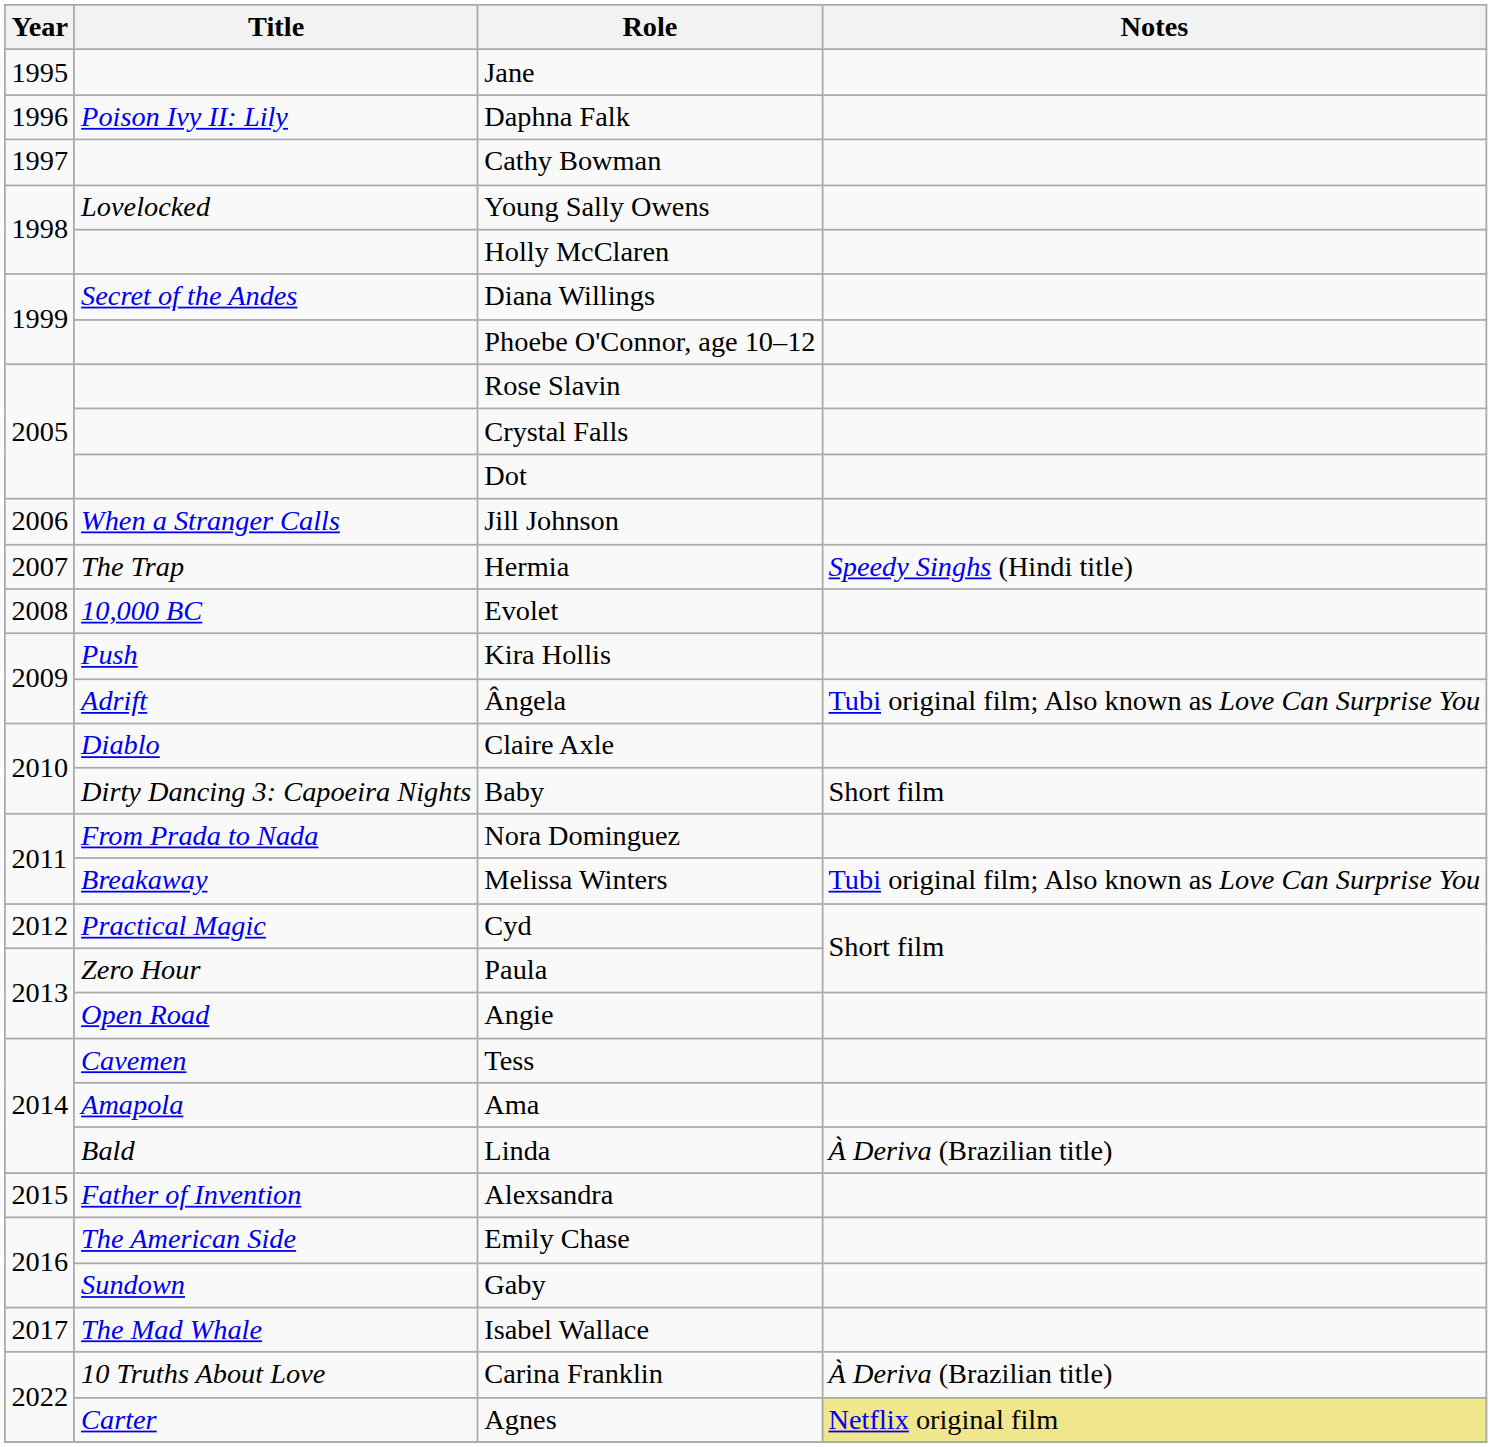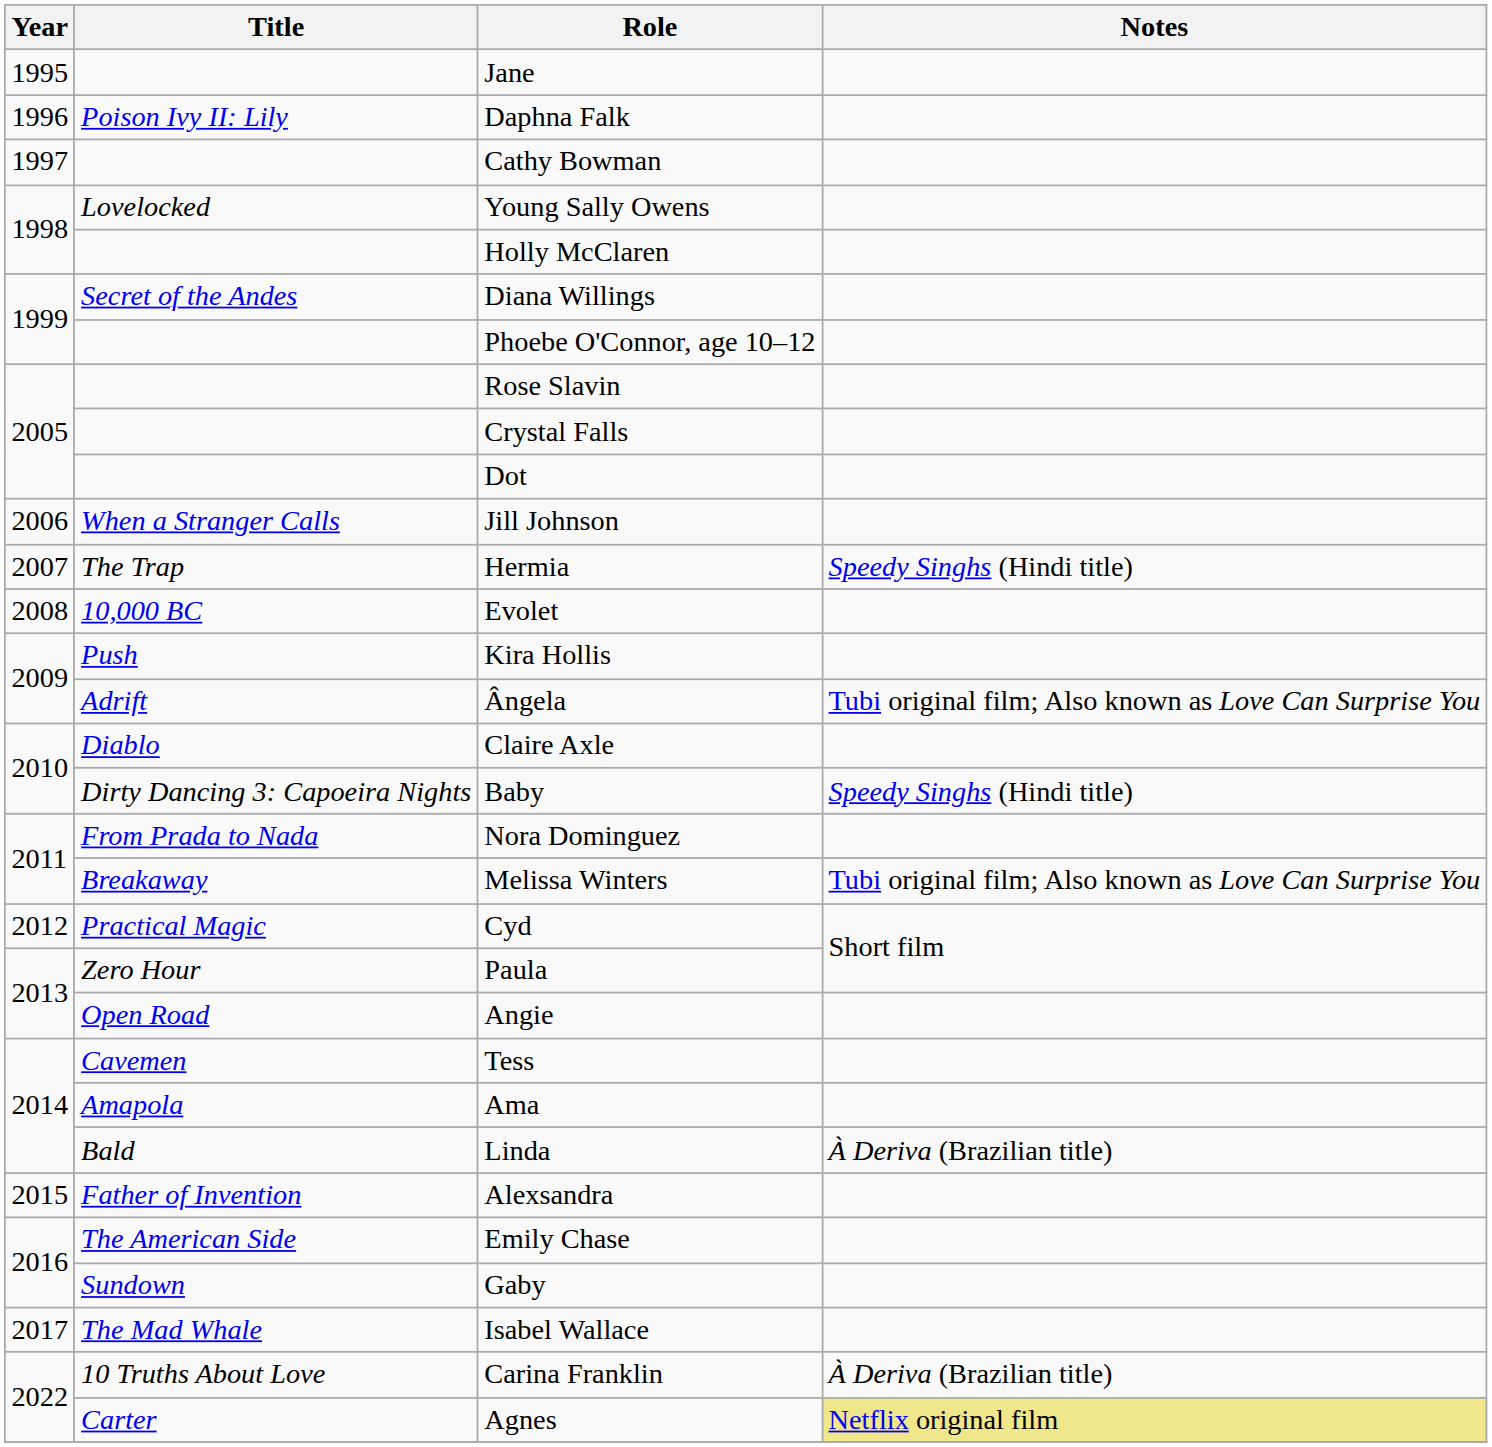(886, 790) Short film -> (981, 790) Speedy Singhs (Hindi title)
